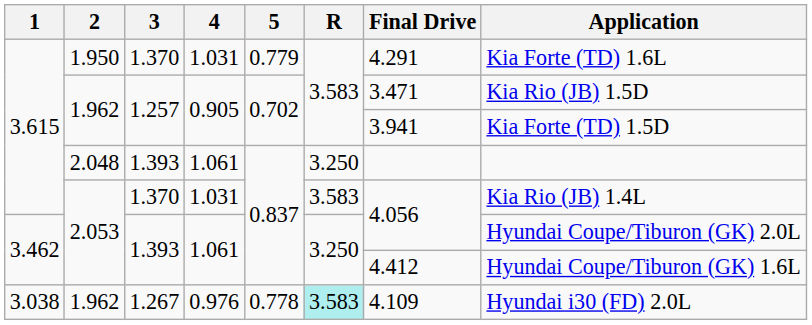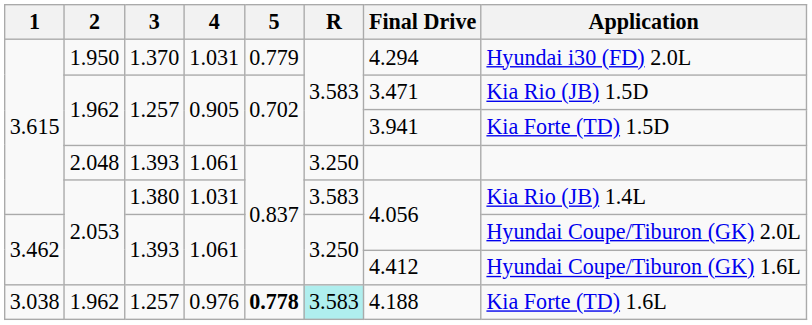(394, 57) 4.291 -> (394, 57) 4.294
(577, 57) Kia Forte (TD) 1.6L -> (589, 57) Hyundai i30 (FD) 2.0L
(154, 197) 1.370 -> (154, 197) 1.380
(154, 302) 1.267 -> (154, 302) 1.257
(274, 302) normal -> (274, 302) bold
(394, 302) 4.109 -> (394, 302) 4.188
(589, 302) Hyundai i30 (FD) 2.0L -> (577, 302) Kia Forte (TD) 1.6L
